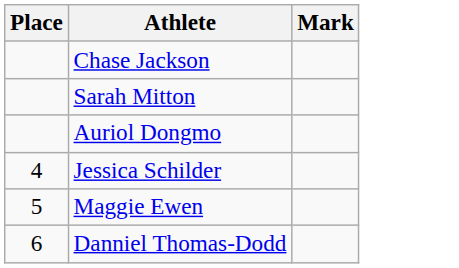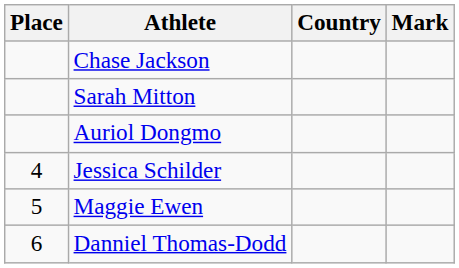+ column: (339, 22)
